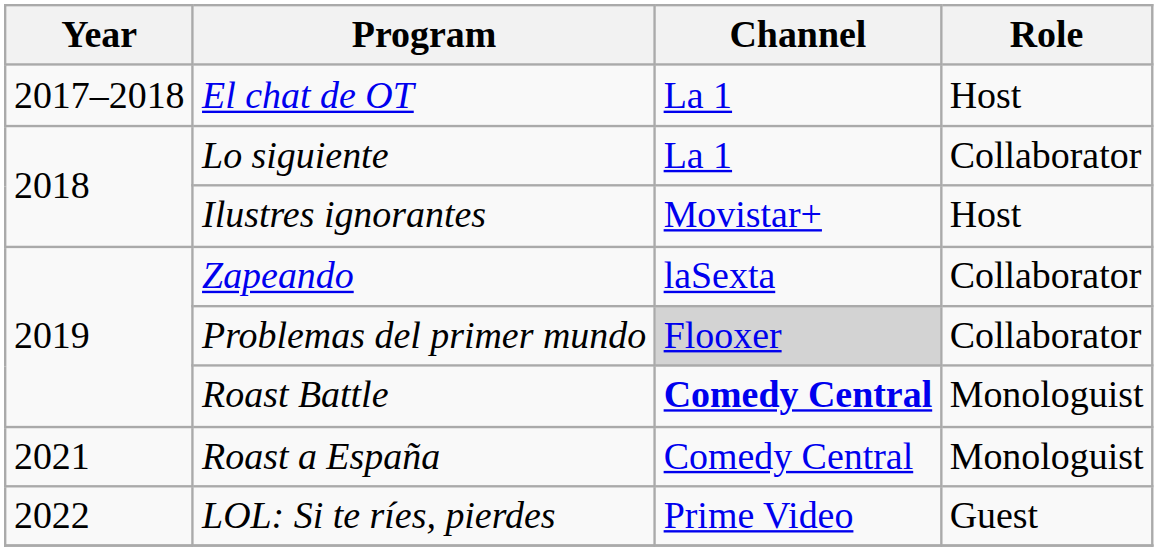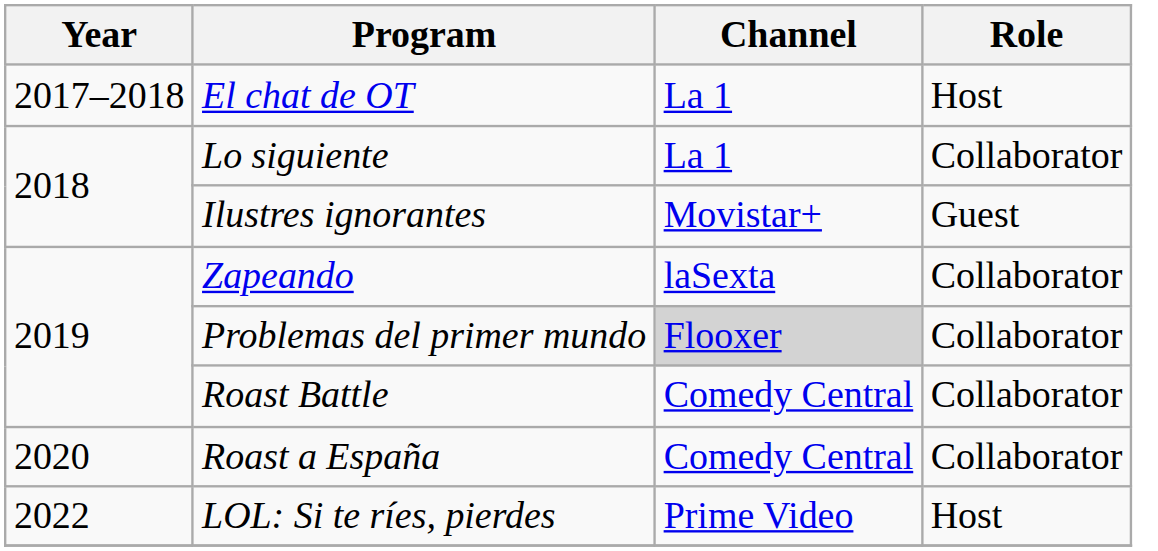(985, 214) Host -> (975, 214) Guest
(798, 395) bold -> (788, 395) normal
(1047, 395) Monologuist -> (1027, 395) Collaborator
(52, 455) 2021 -> (52, 455) 2020
(1047, 455) Monologuist -> (1027, 455) Collaborator
(994, 515) Guest -> (967, 515) Host
